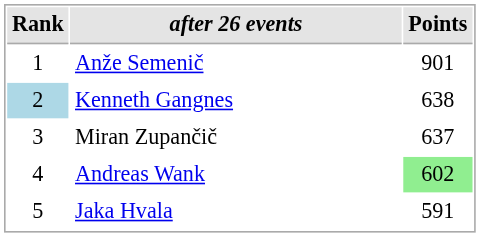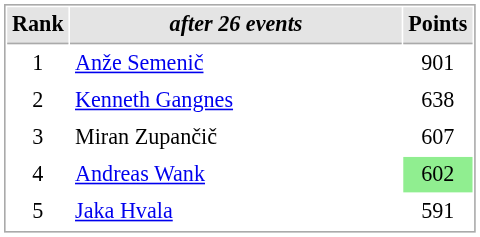(38, 100) lightblue background -> (38, 100) no background
(438, 137) 637 -> (438, 137) 607
